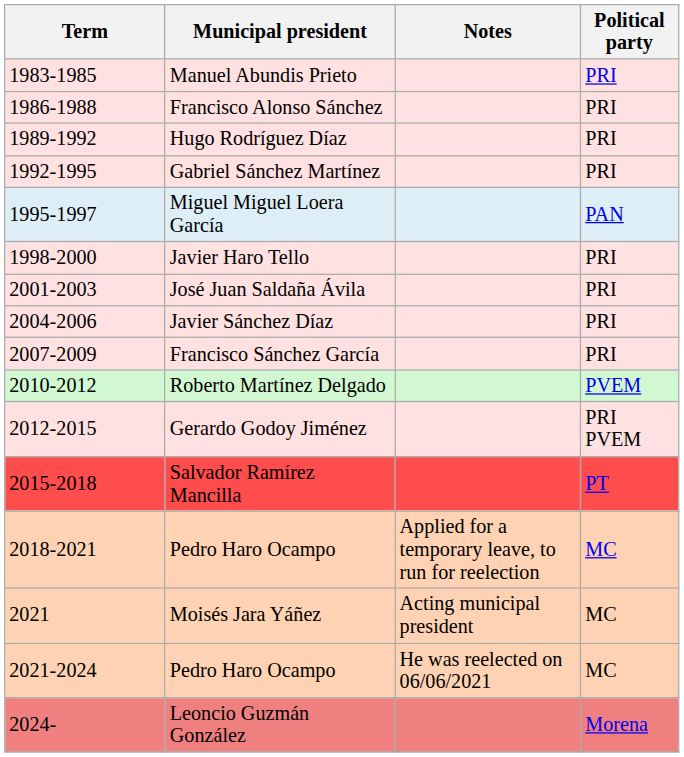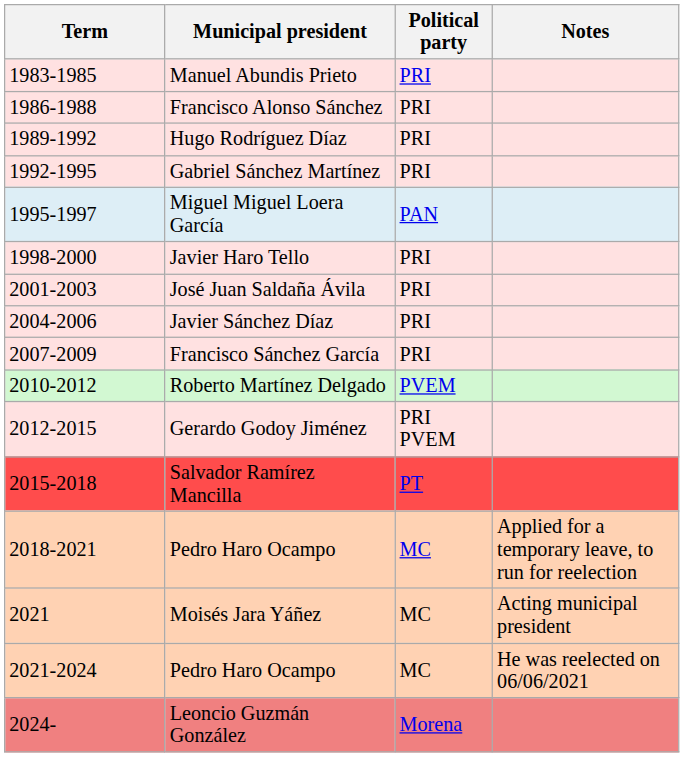columns swapped: (629, 31) <-> (488, 31)
